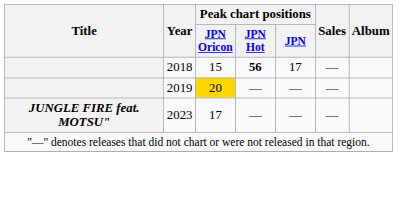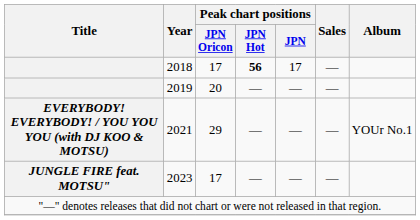(215, 67) 15 -> (215, 67) 17
(215, 87) gold background -> (215, 87) no background
+ row: (180, 129)
